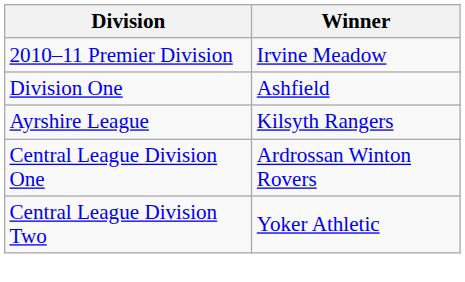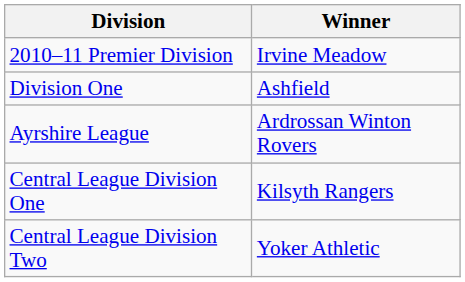(325, 121) Kilsyth Rangers -> (334, 133) Ardrossan Winton Rovers
(334, 167) Ardrossan Winton Rovers -> (325, 190) Kilsyth Rangers
